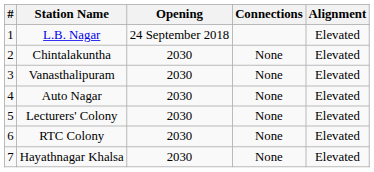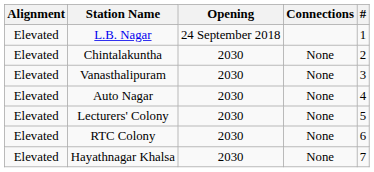columns swapped: (11, 14) <-> (337, 14)
